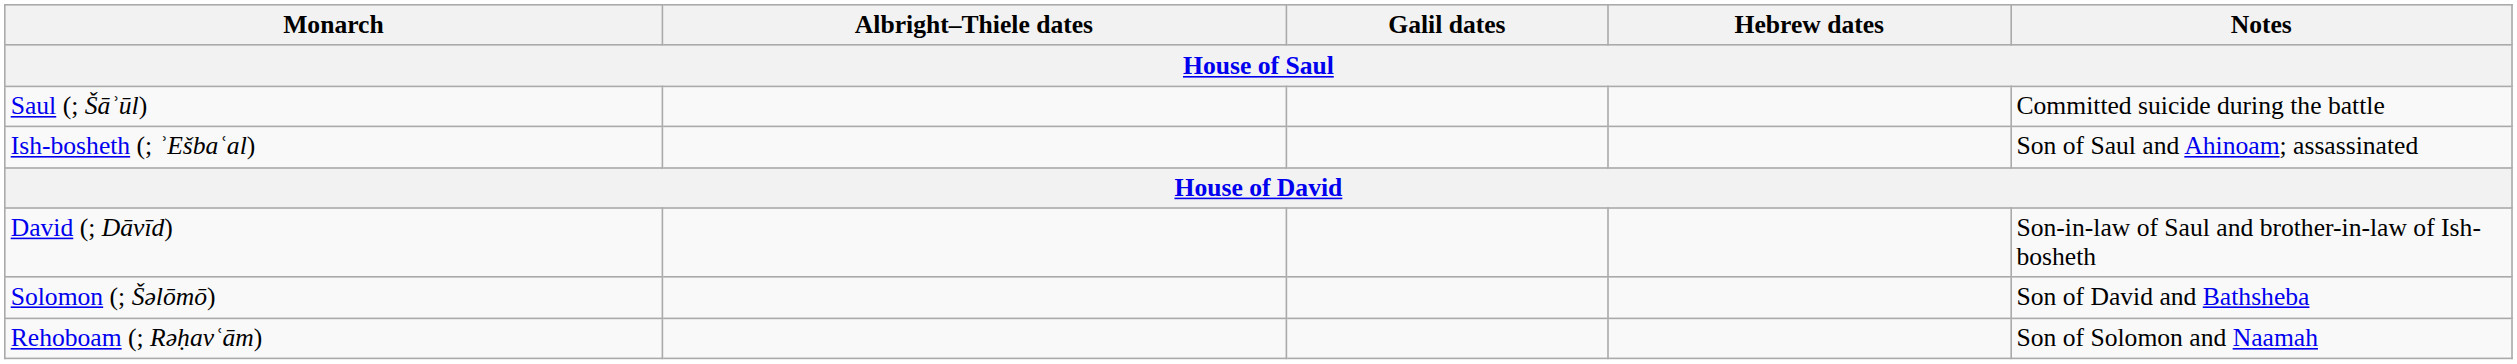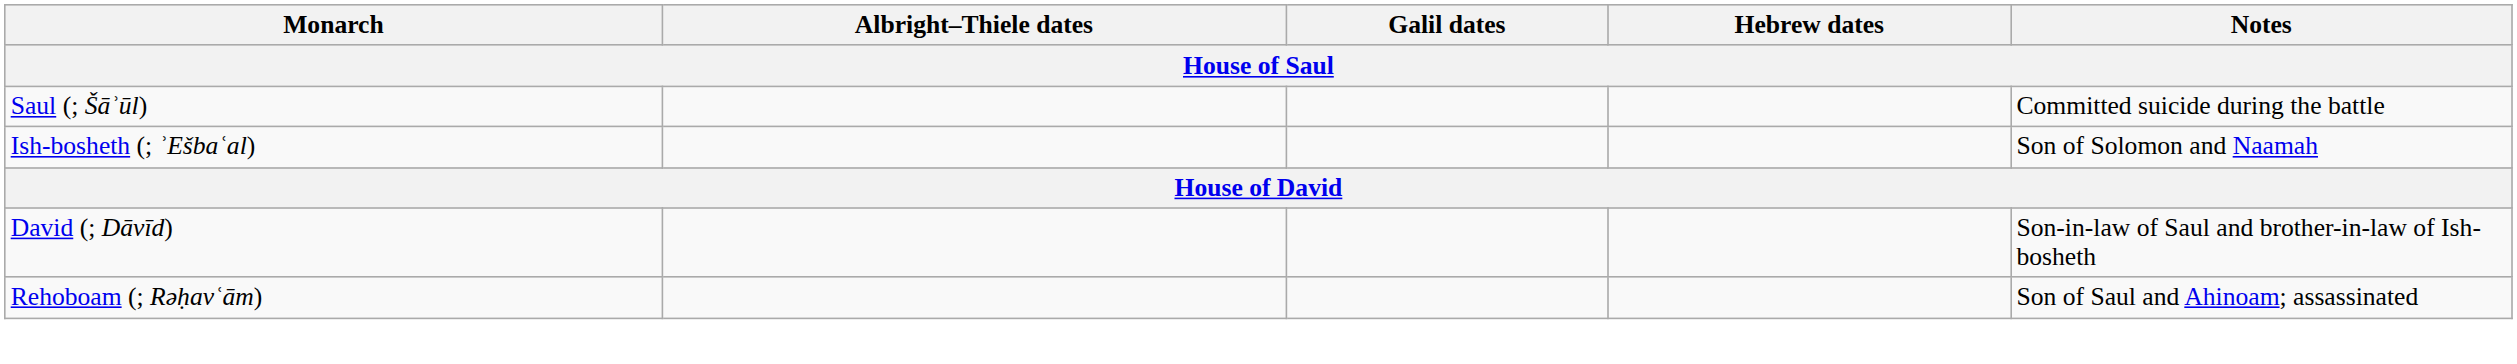(2217, 146) Son of Saul and Ahinoam; assassinated -> (2167, 146) Son of Solomon and Naamah
- row: (113, 297)
(2167, 337) Son of Solomon and Naamah -> (2217, 297) Son of Saul and Ahinoam; assassinated
